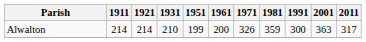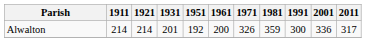(170, 29) 210 -> (170, 29) 201
(196, 29) 199 -> (196, 29) 192
(324, 29) 363 -> (324, 29) 336
